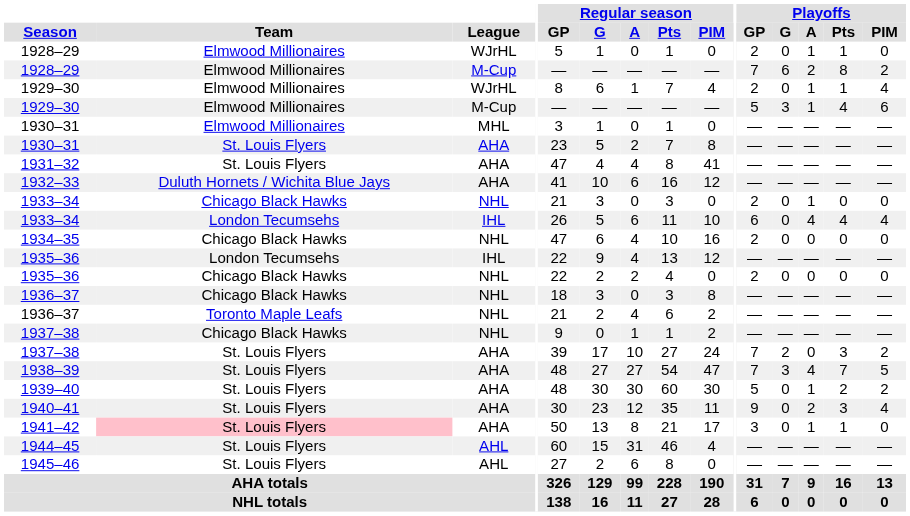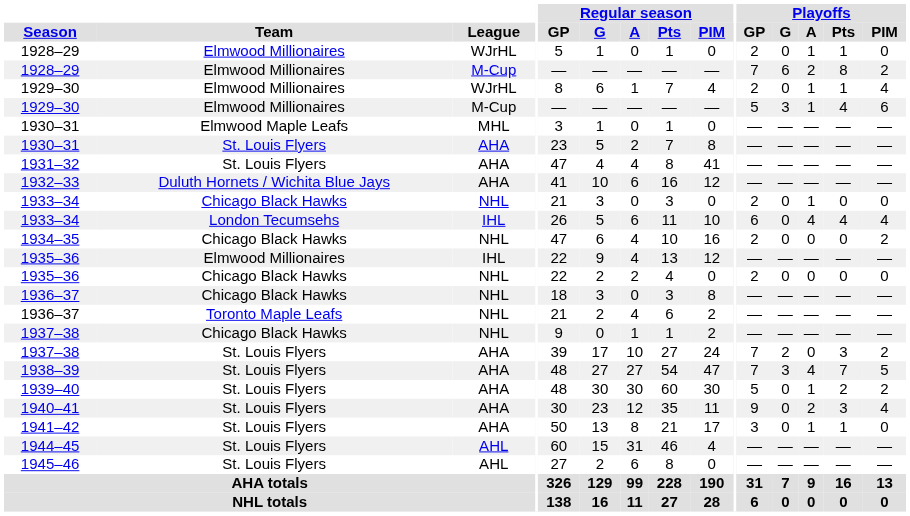(274, 126) Elmwood Millionaires -> (274, 126) Elmwood Maple Leafs
(885, 239) 0 -> (885, 239) 2
(274, 257) London Tecumsehs -> (274, 257) Elmwood Millionaires
(274, 427) pink background -> (274, 427) no background
